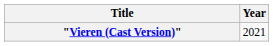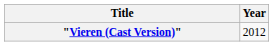(254, 31) 2021 -> (254, 31) 2012
